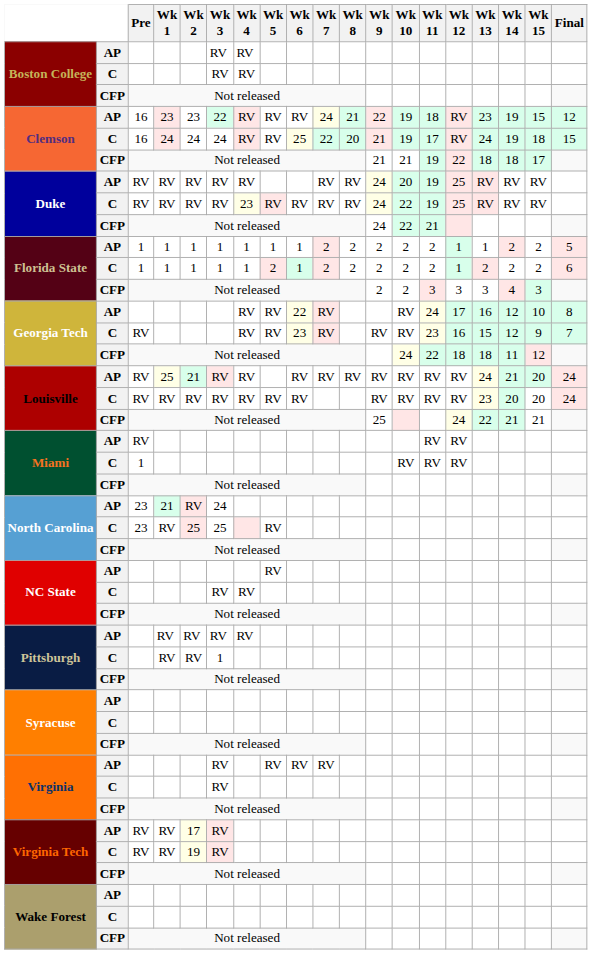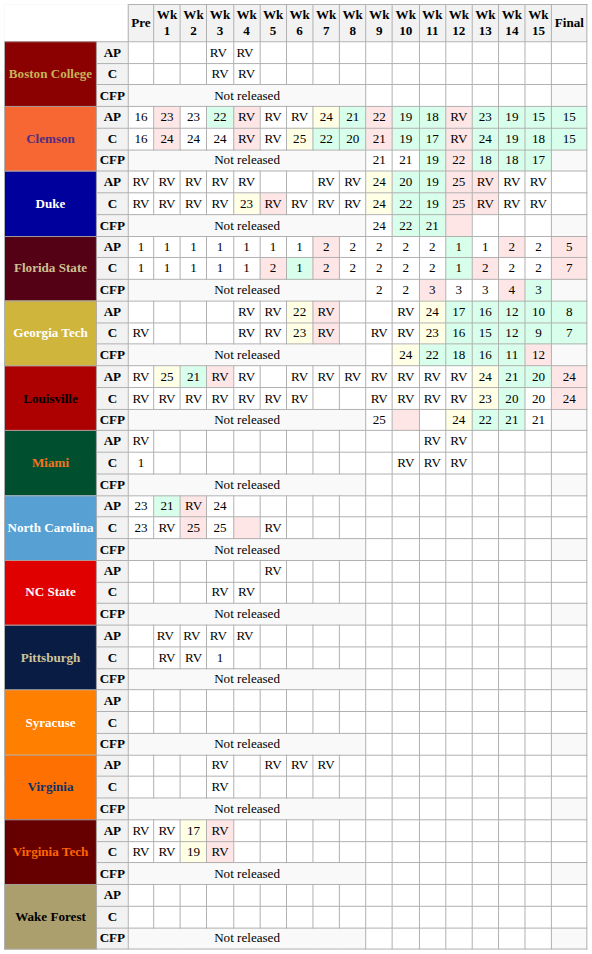(569, 117) 12 -> (569, 117) 15
(569, 268) 6 -> (569, 268) 7
(485, 355) 18 -> (485, 355) 16
